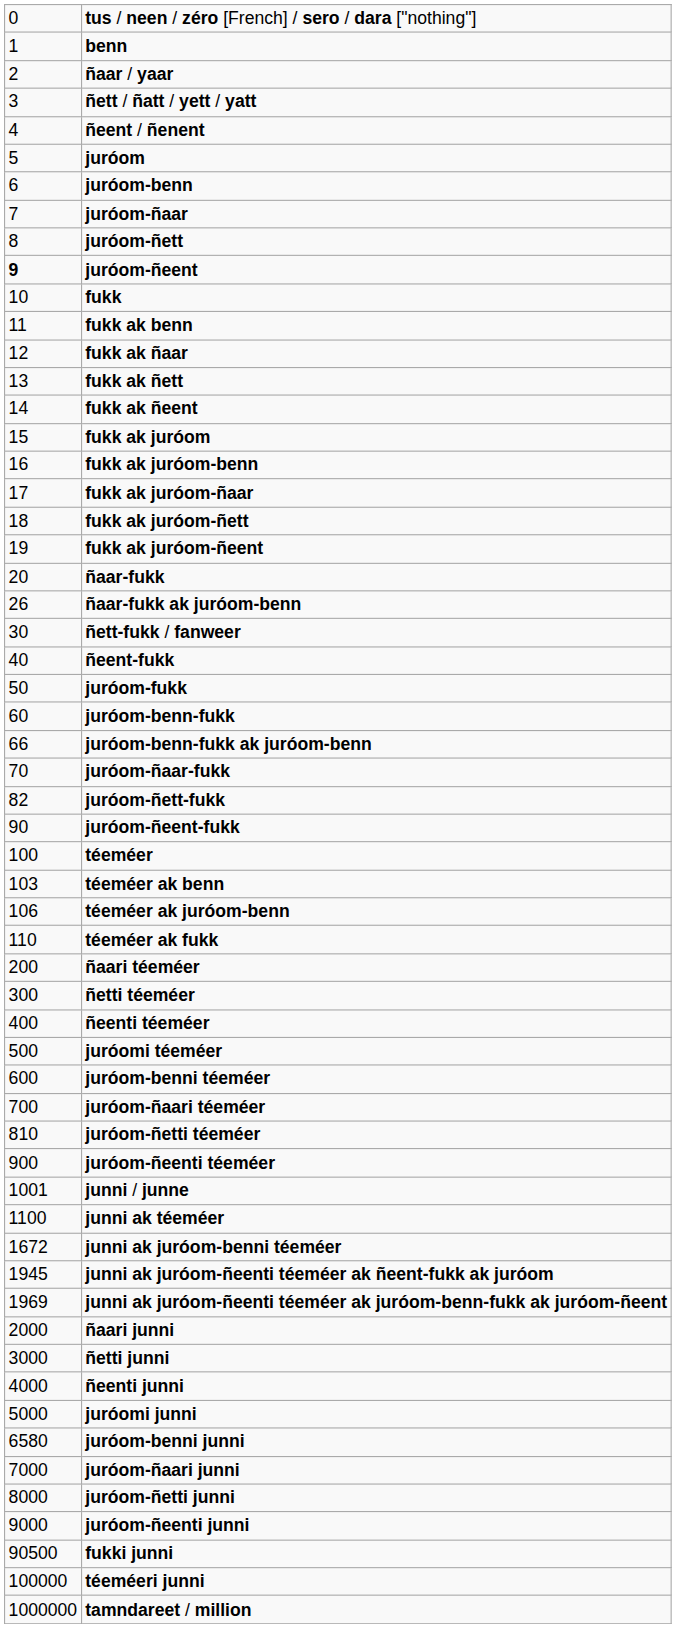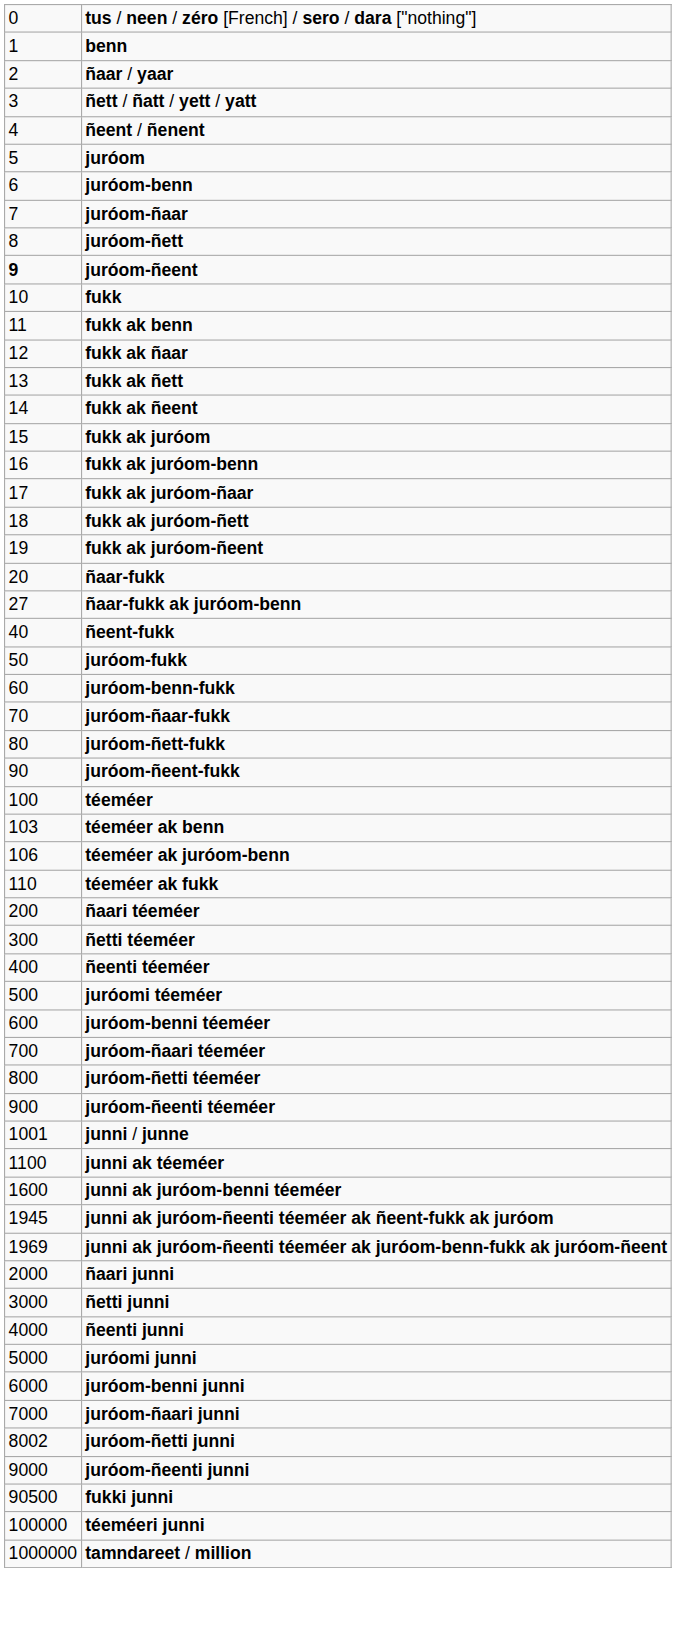(18, 604) 26 -> (18, 604) 27
- row: (163, 632)
- row: (228, 744)
(18, 800) 82 -> (18, 744) 80
(23, 1134) 810 -> (23, 1079) 800
(28, 1246) 1672 -> (28, 1190) 1600
(28, 1441) 6580 -> (28, 1386) 6000
(28, 1497) 8000 -> (28, 1441) 8002
